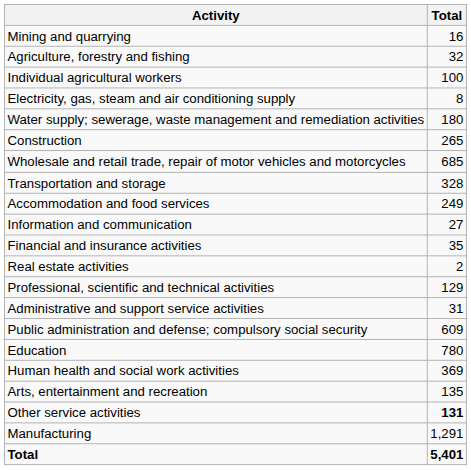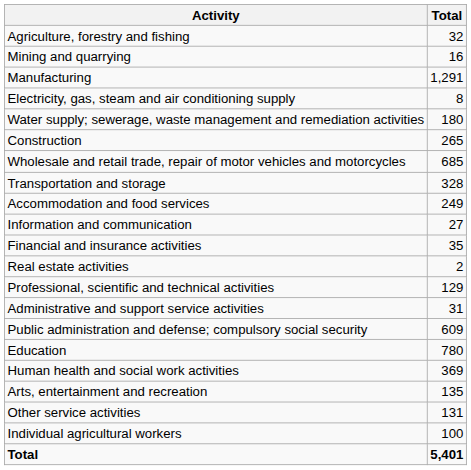rows swapped: (99, 57) <-> (69, 36)
rows swapped: (49, 434) <-> (95, 78)
(452, 413) bold -> (452, 413) normal
